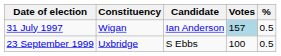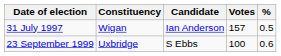(237, 28) lightblue background -> (237, 28) no background
(267, 43) 0.5 -> (267, 43) 0.6
